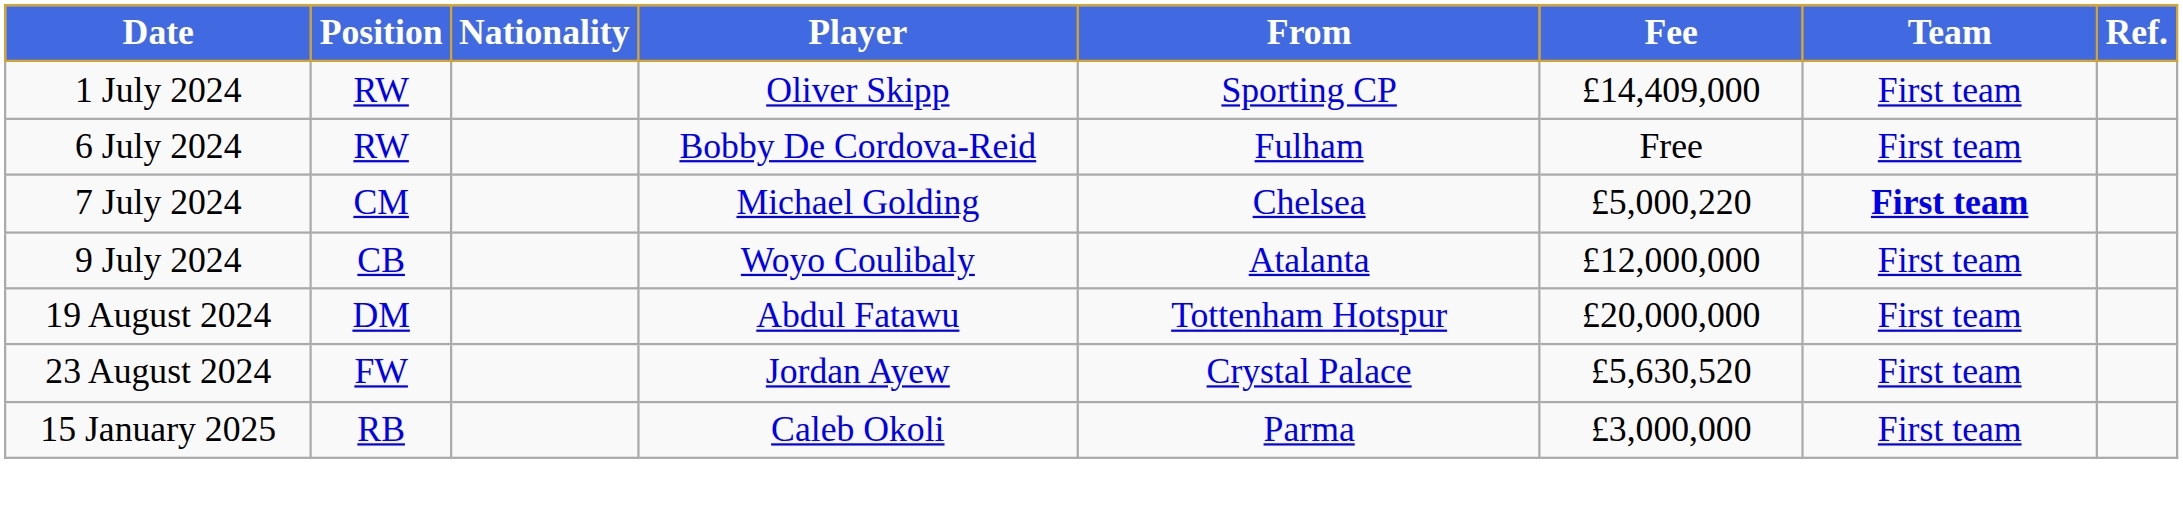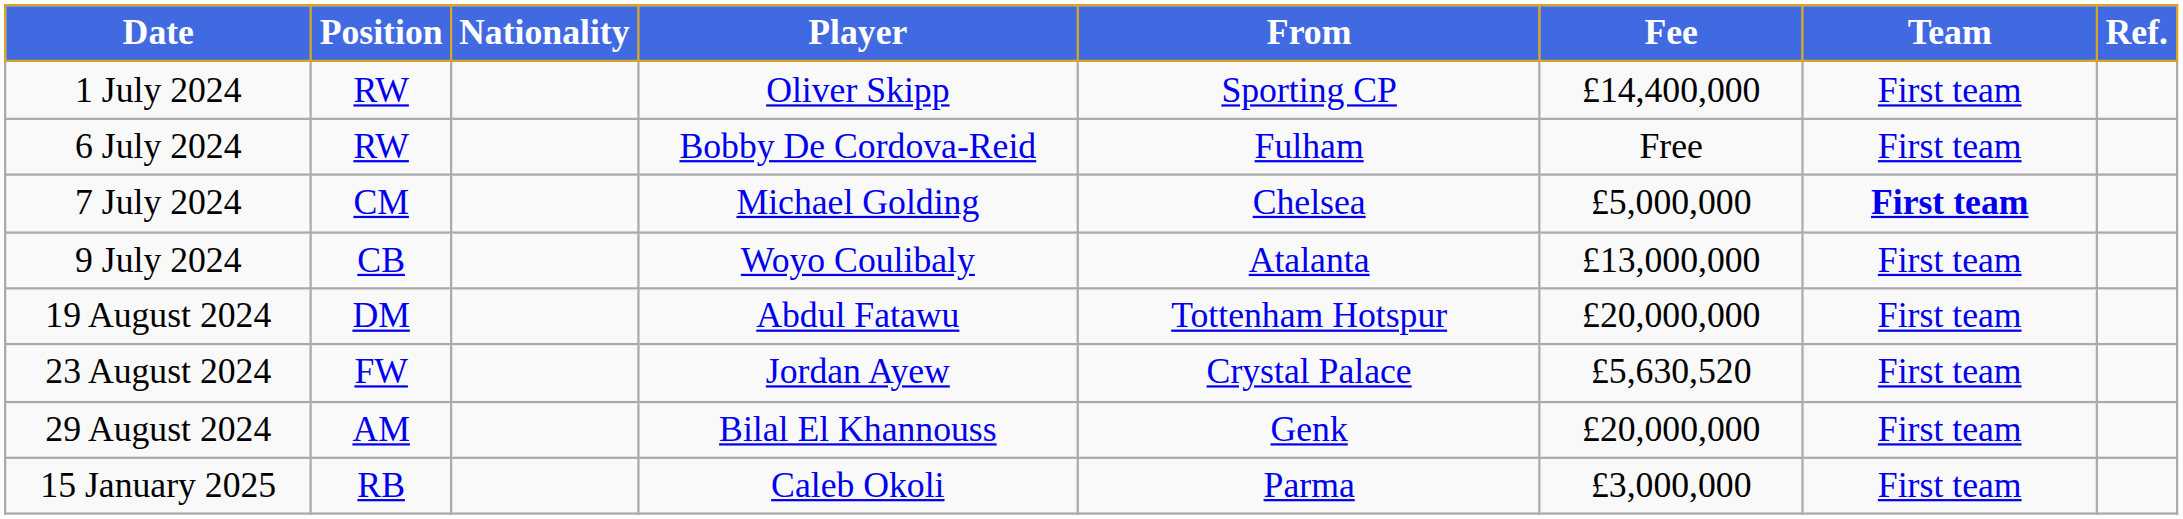(1671, 89) £14,409,000 -> (1671, 89) £14,400,000
(1671, 202) £5,000,220 -> (1671, 202) £5,000,000
(1671, 259) £12,000,000 -> (1671, 259) £13,000,000
+ row: (158, 428)
